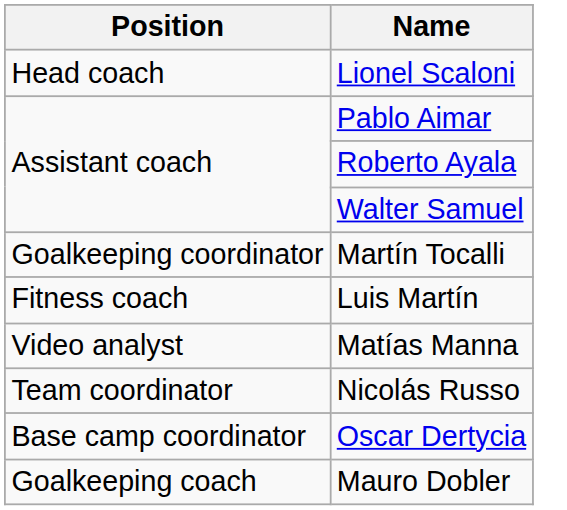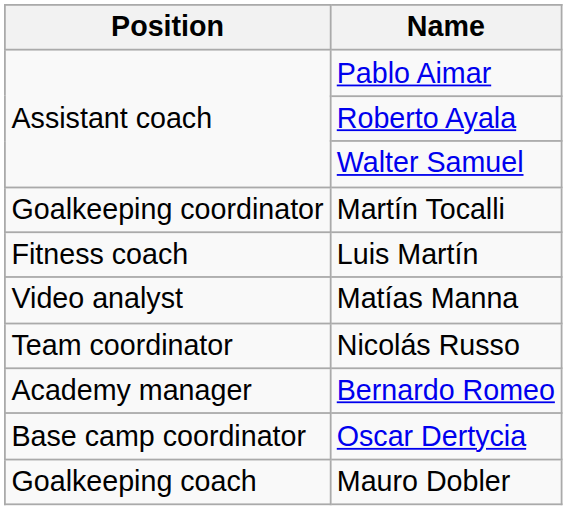- row: (426, 72)
+ row: (446, 390)
